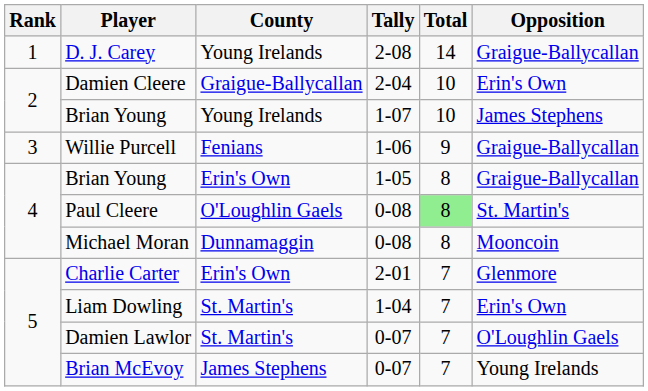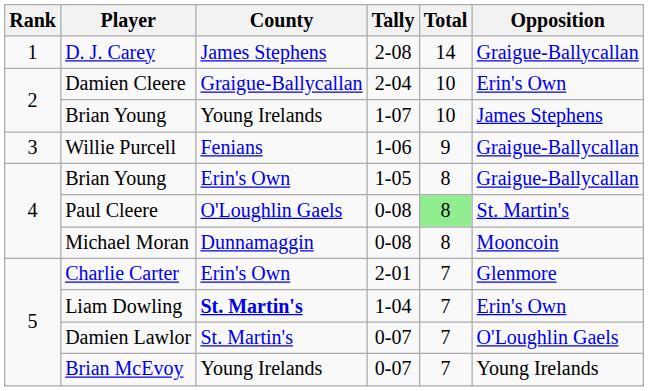(261, 52) Young Irelands -> (263, 52) James Stephens
(247, 305) normal -> (252, 305) bold
(263, 369) James Stephens -> (261, 369) Young Irelands
